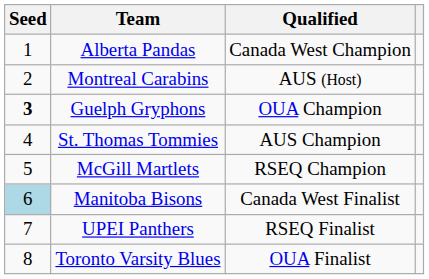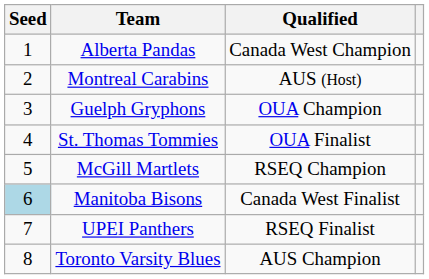(28, 109) bold -> (28, 109) normal
(320, 139) AUS Champion -> (320, 139) OUA Finalist
(320, 259) OUA Finalist -> (320, 259) AUS Champion
